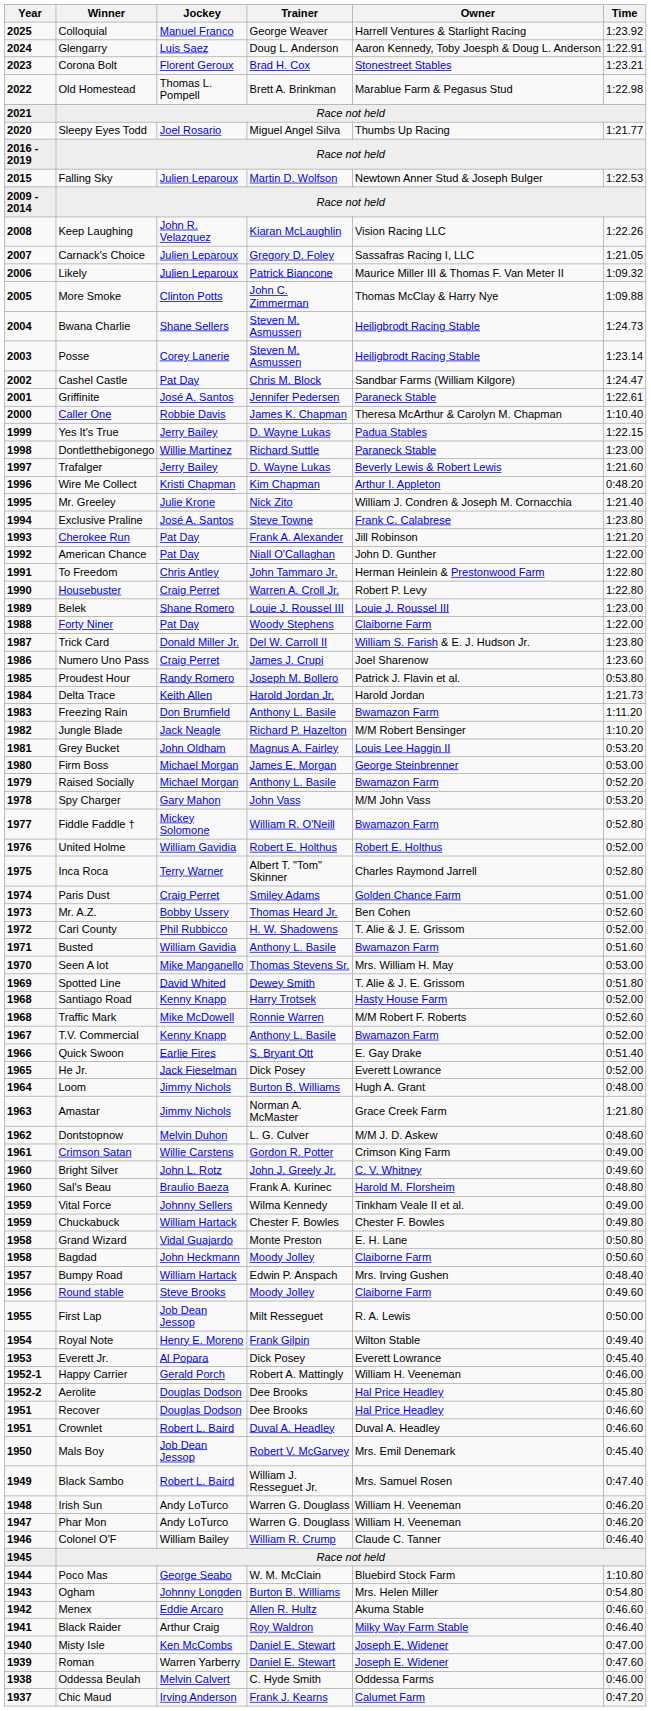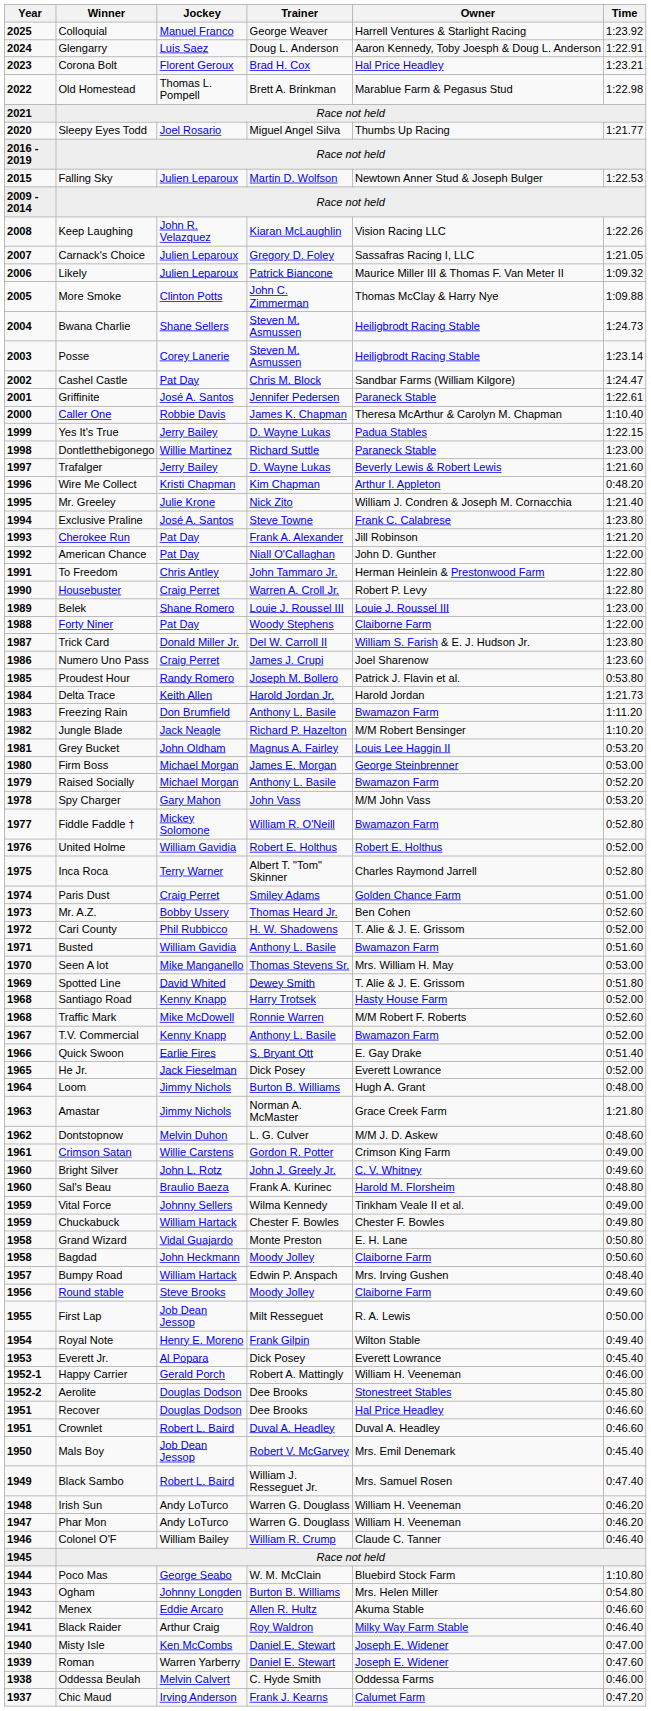(403, 66) Stonestreet Stables -> (399, 66) Hal Price Headley
(399, 1393) Hal Price Headley -> (403, 1393) Stonestreet Stables
